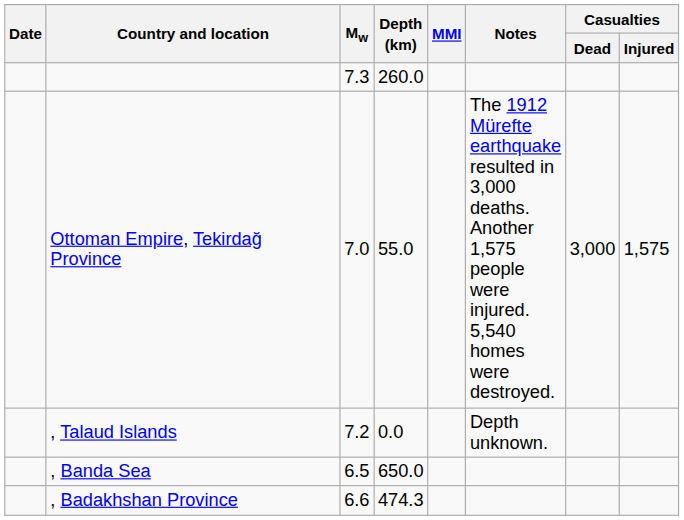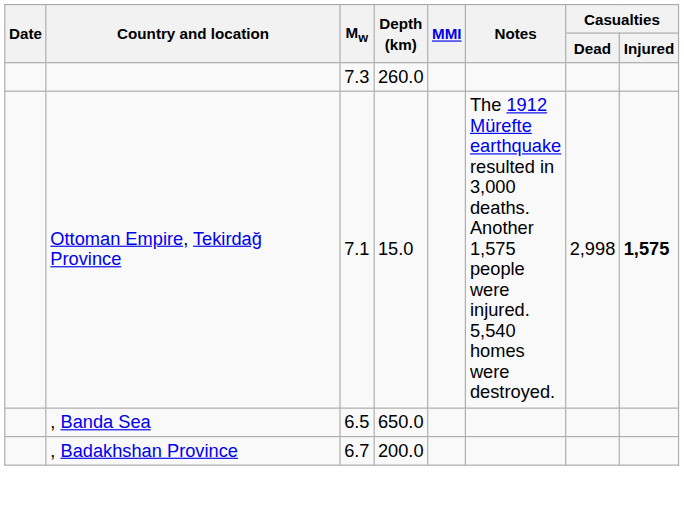(357, 249) 7.0 -> (357, 249) 7.1
(396, 249) 55.0 -> (396, 249) 15.0
(592, 249) 3,000 -> (592, 249) 2,998
(647, 249) normal -> (647, 249) bold
- row: (114, 432)
(357, 500) 6.6 -> (357, 450) 6.7
(401, 500) 474.3 -> (401, 450) 200.0
